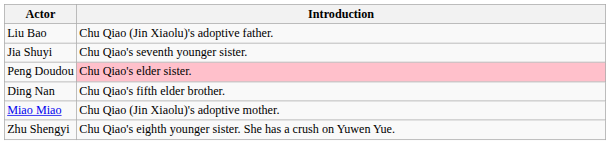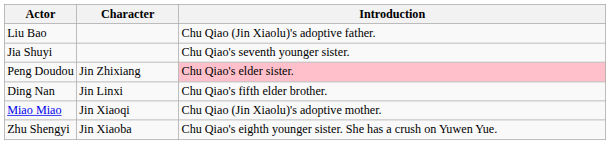+ column: (128, 14)
